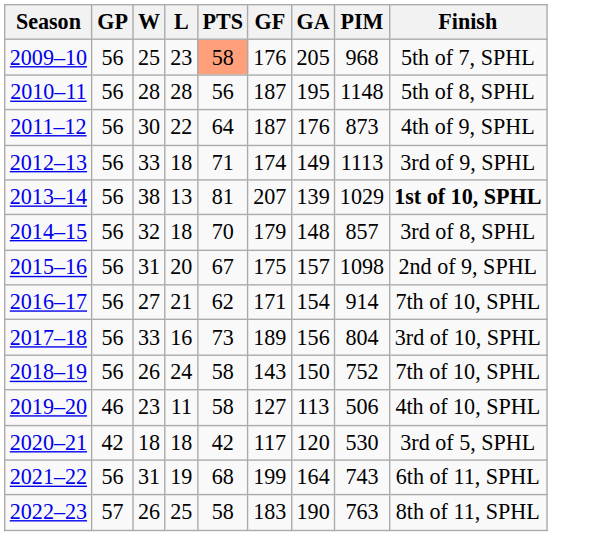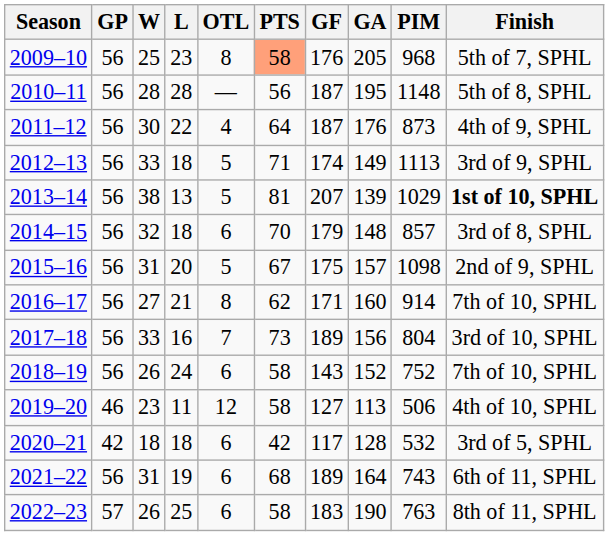+ column: (226, 22)
(313, 302) 154 -> (370, 302) 160
(313, 372) 150 -> (370, 372) 152
(313, 442) 120 -> (370, 442) 128
(362, 442) 530 -> (419, 442) 532
(270, 477) 199 -> (327, 477) 189
